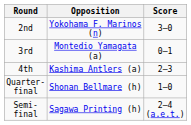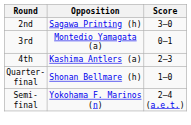(95, 29) Yokohama F. Marinos (n) -> (95, 24) Sagawa Printing (h)
(95, 109) Sagawa Printing (h) -> (95, 100) Yokohama F. Marinos (n)
